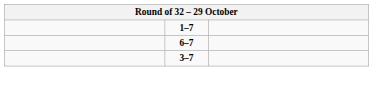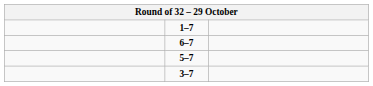+ row: (186, 58)
